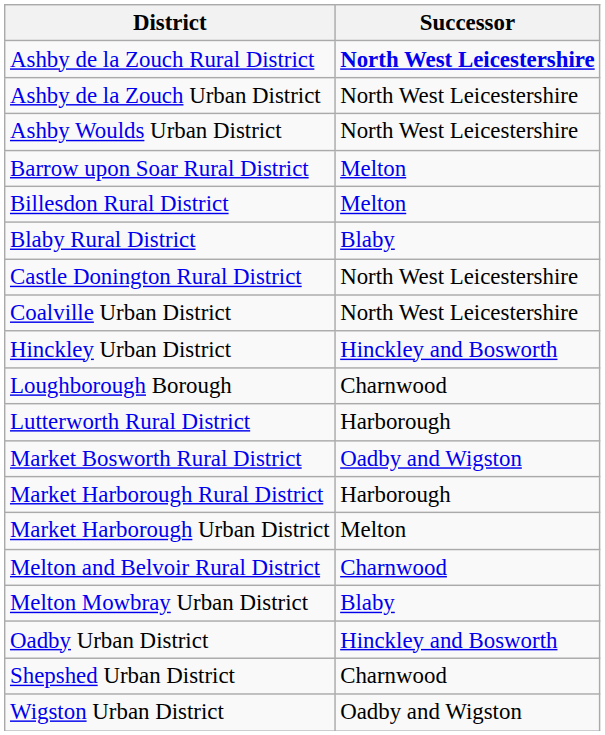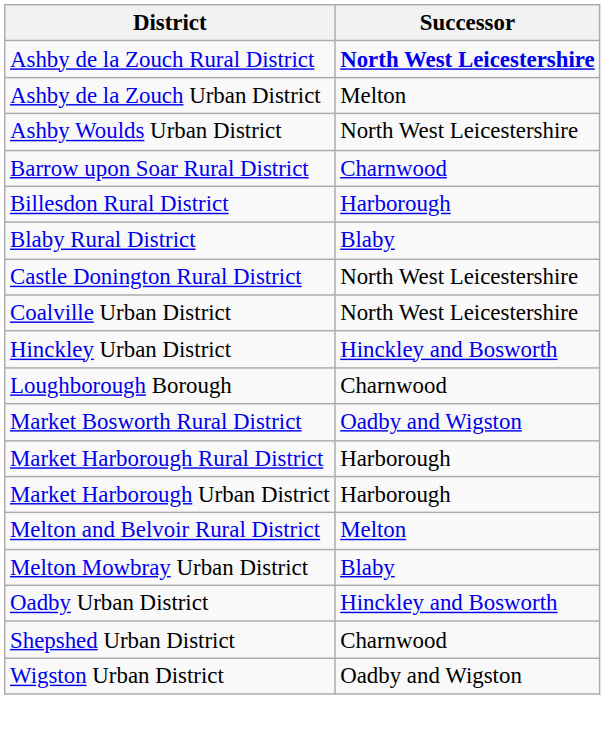(459, 95) North West Leicestershire -> (373, 95) Melton
(373, 167) Melton -> (394, 167) Charnwood
(373, 204) Melton -> (395, 204) Harborough
- row: (130, 421)
(373, 530) Melton -> (395, 494) Harborough
(394, 566) Charnwood -> (373, 530) Melton
